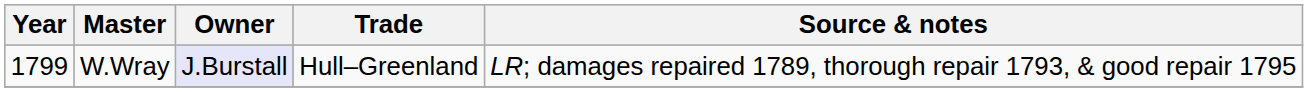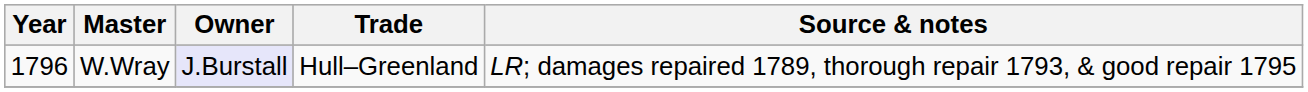(39, 65) 1799 -> (39, 65) 1796
